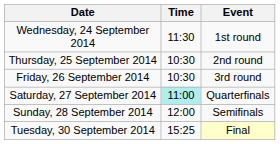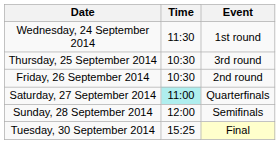(238, 60) 2nd round -> (238, 60) 3rd round
(238, 78) 3rd round -> (238, 78) 2nd round
